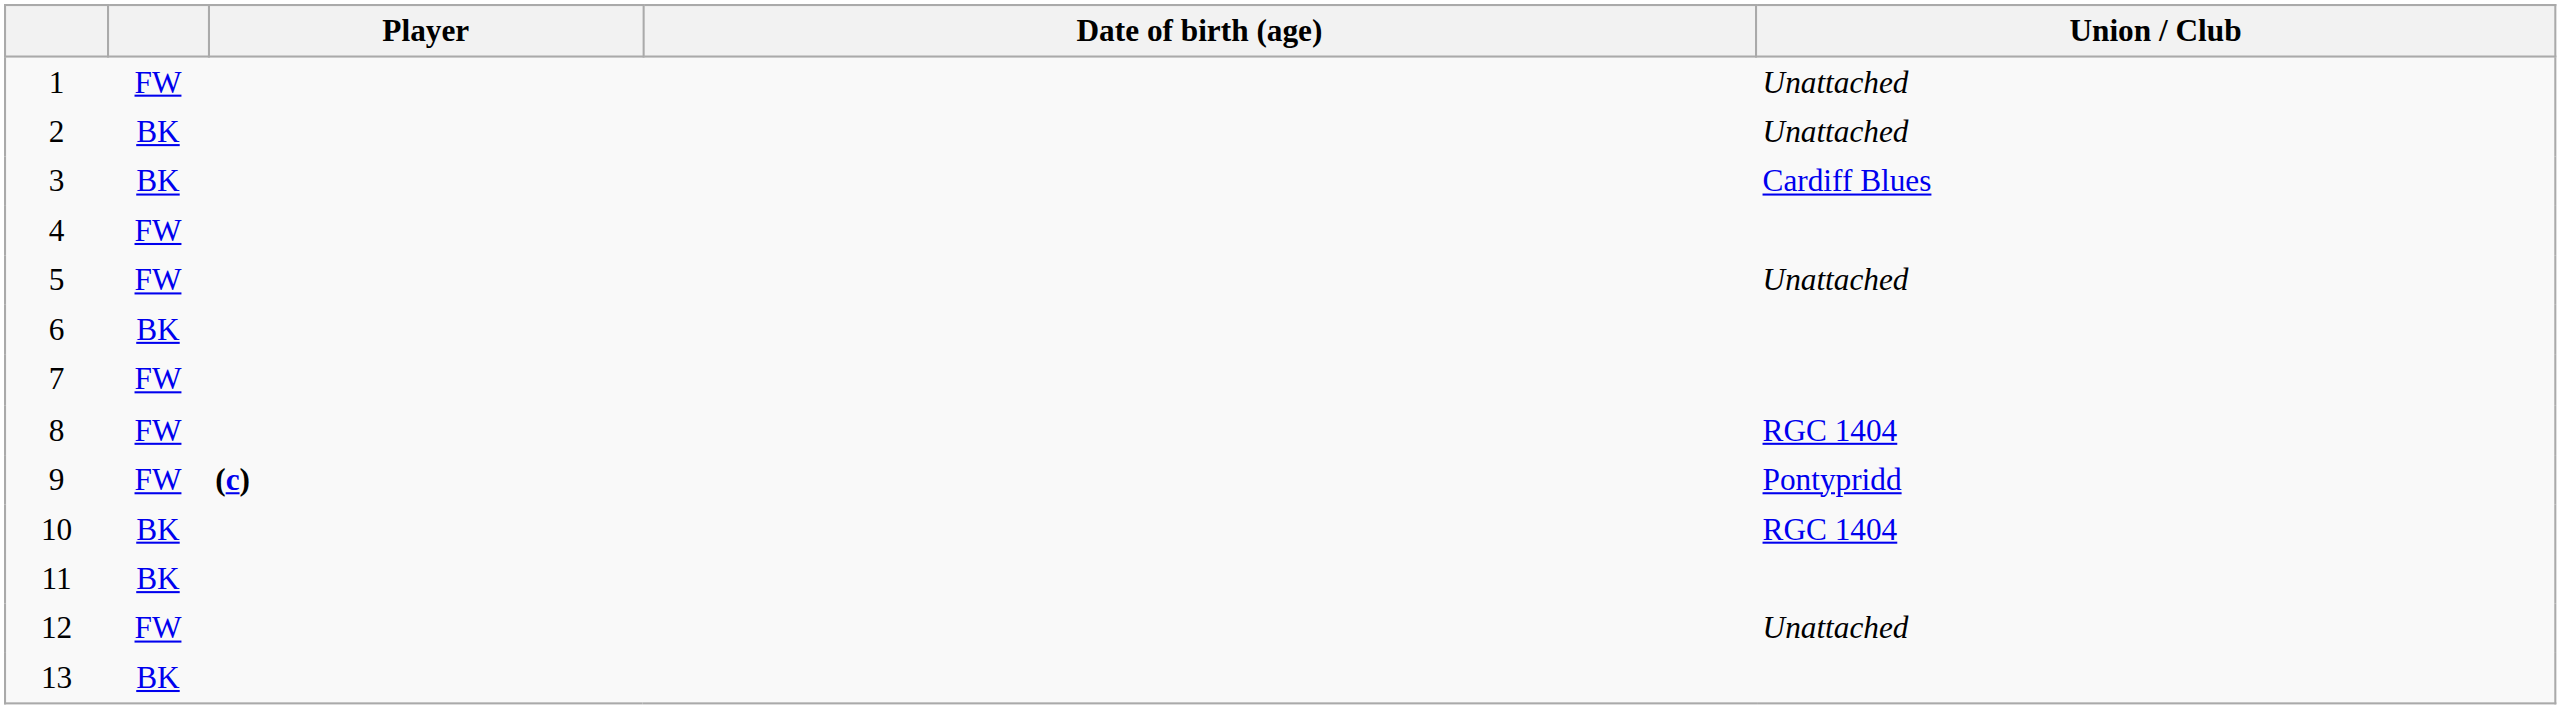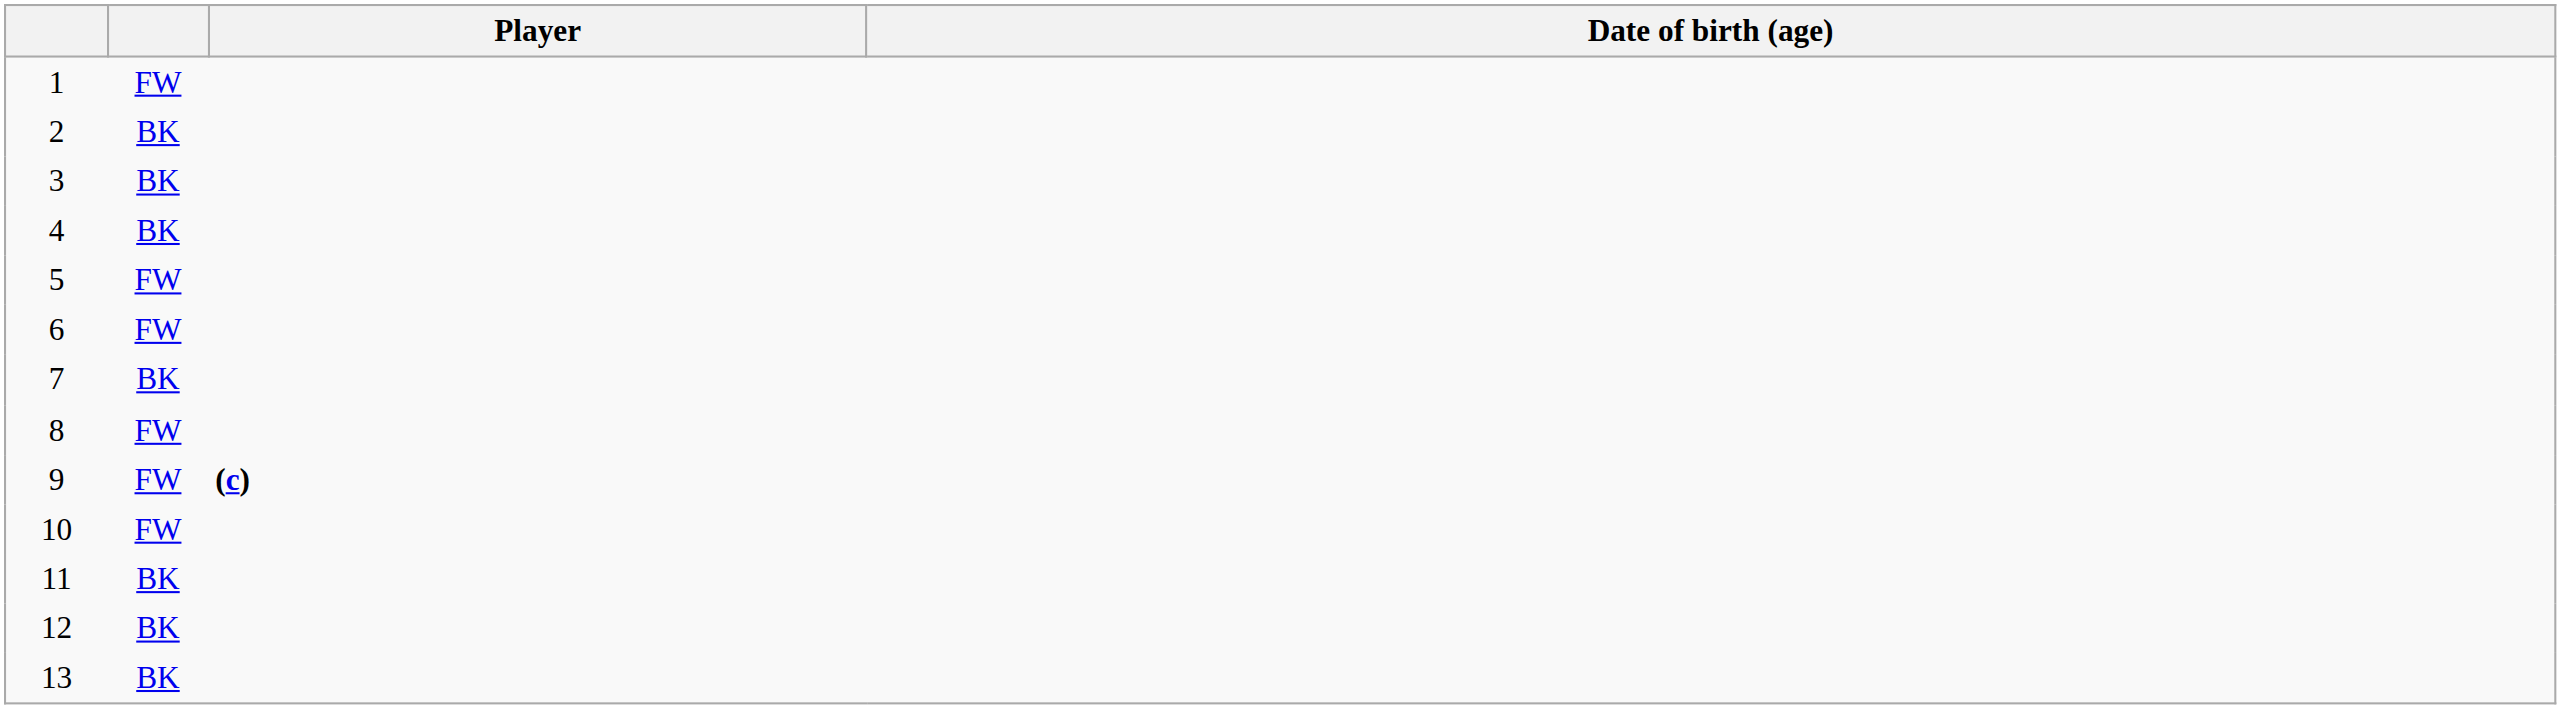- column: (2155, 30)
(158, 230) FW -> (158, 230) BK
(158, 329) BK -> (158, 329) FW
(158, 379) FW -> (158, 379) BK
(158, 528) BK -> (158, 528) FW
(158, 627) FW -> (158, 627) BK
